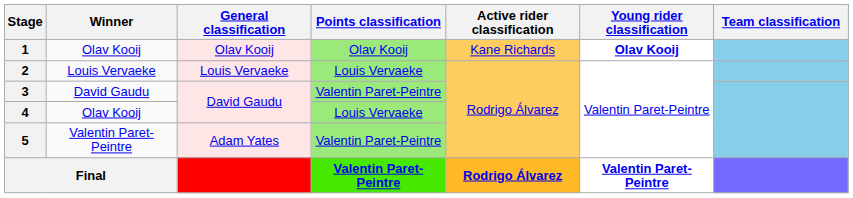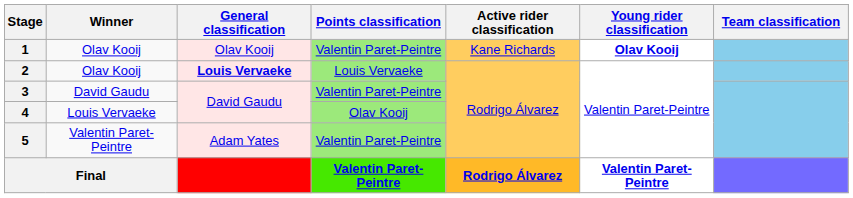(378, 50) Olav Kooij -> (378, 50) Valentin Paret-Peintre
(112, 71) Louis Vervaeke -> (112, 71) Olav Kooij
(244, 71) normal -> (244, 71) bold
(112, 112) Olav Kooij -> (112, 112) Louis Vervaeke
(378, 112) Louis Vervaeke -> (378, 112) Olav Kooij
